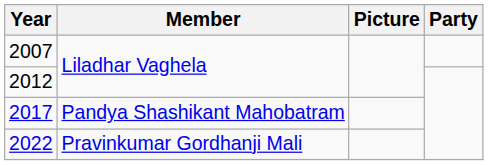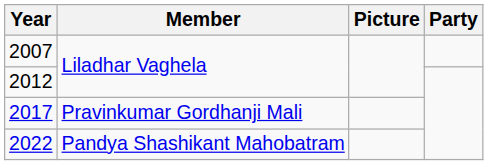(203, 112) Pandya Shashikant Mahobatram -> (182, 112) Pravinkumar Gordhanji Mali
(182, 143) Pravinkumar Gordhanji Mali -> (203, 143) Pandya Shashikant Mahobatram
